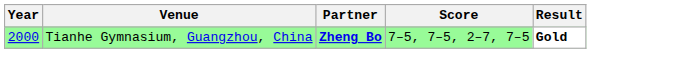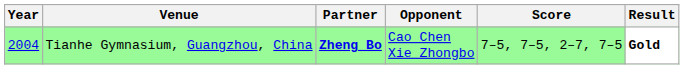+ column: (431, 15)
(23, 37) 2000 -> (23, 45) 2004
